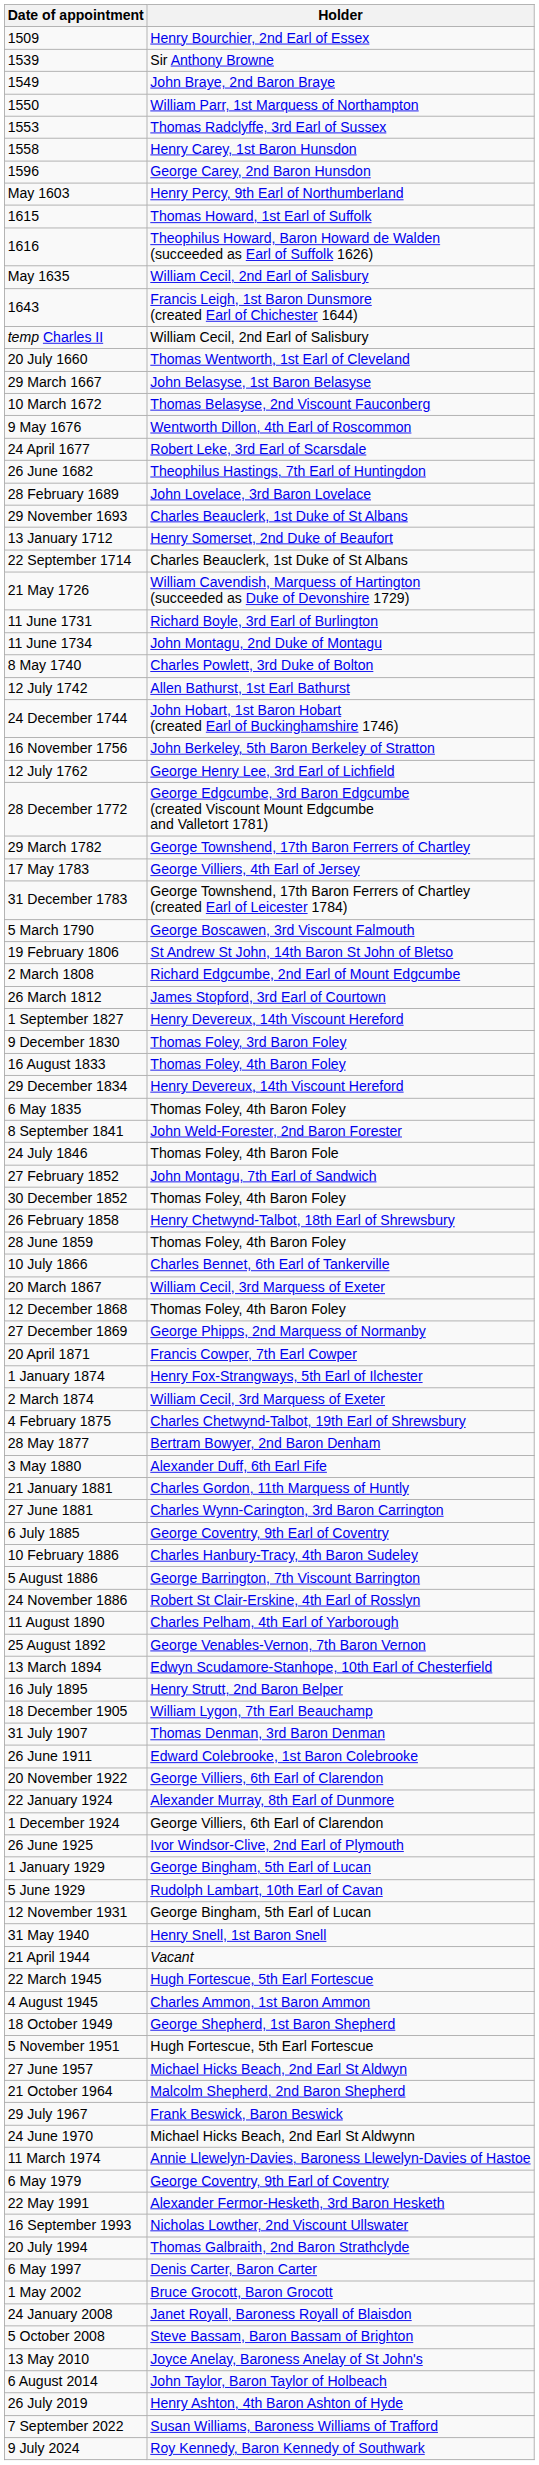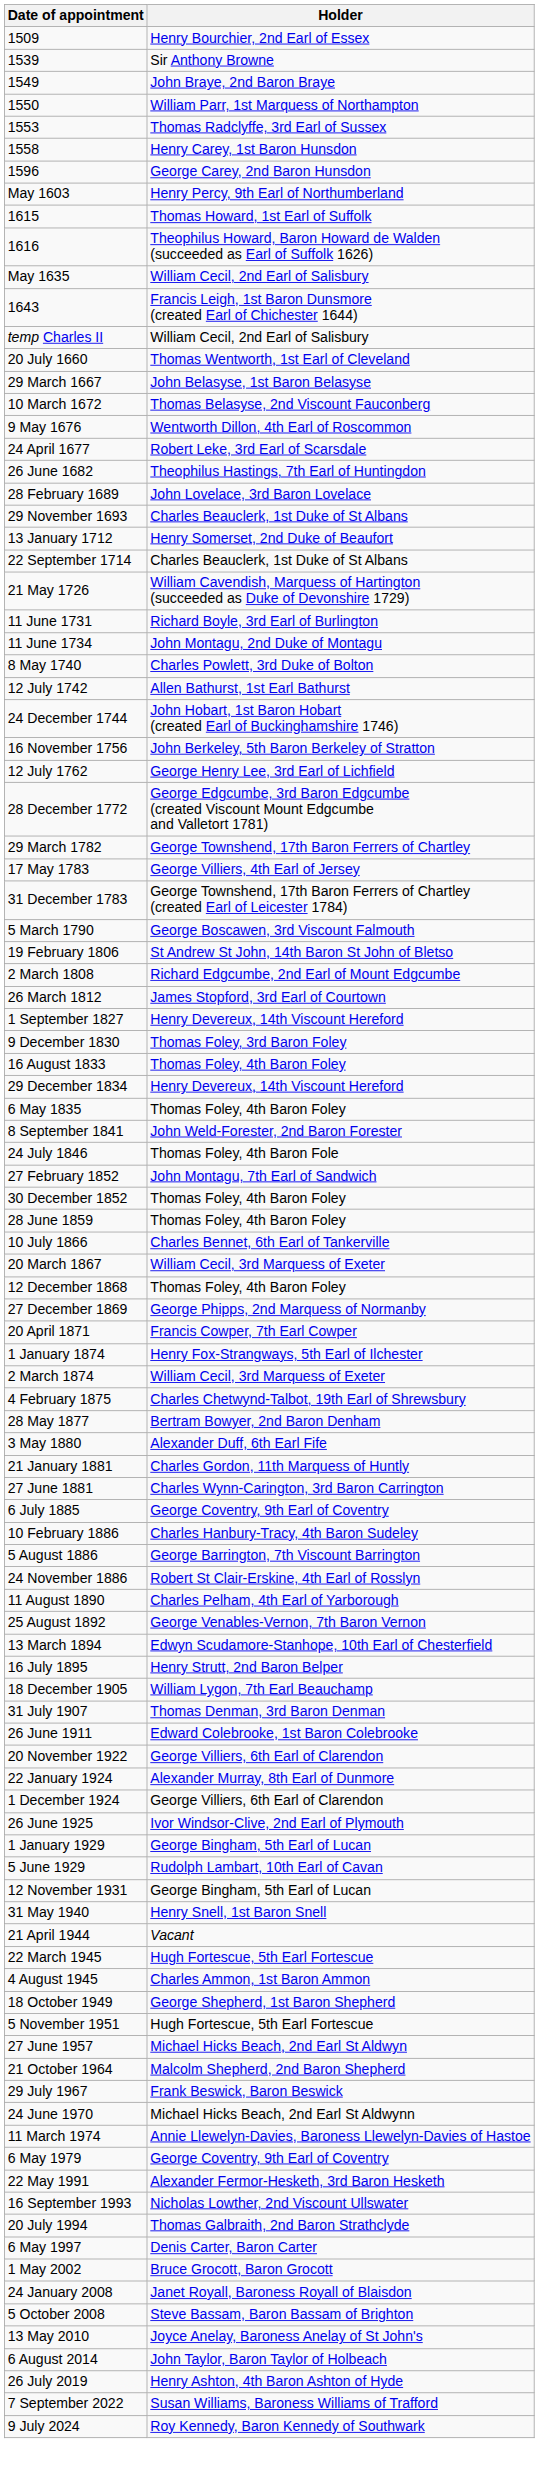- row: (63, 1220)
